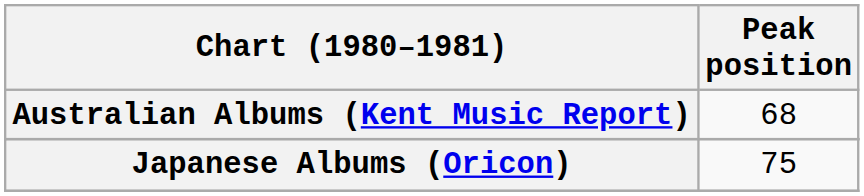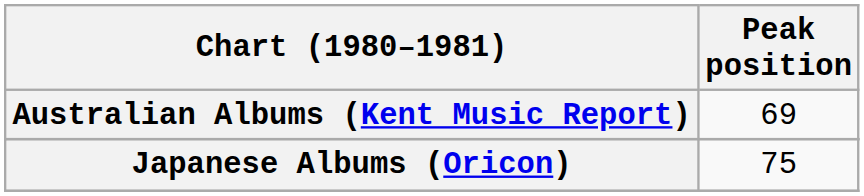(779, 115) 68 -> (779, 115) 69
